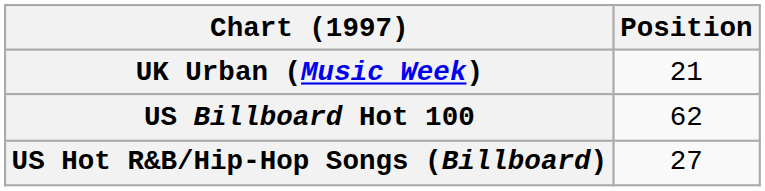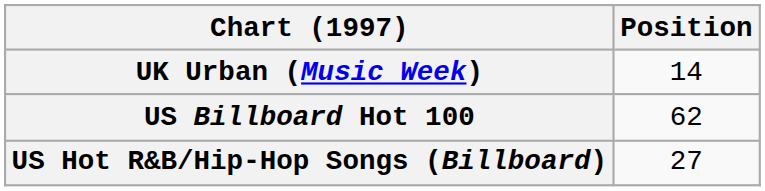(686, 72) 21 -> (686, 72) 14
